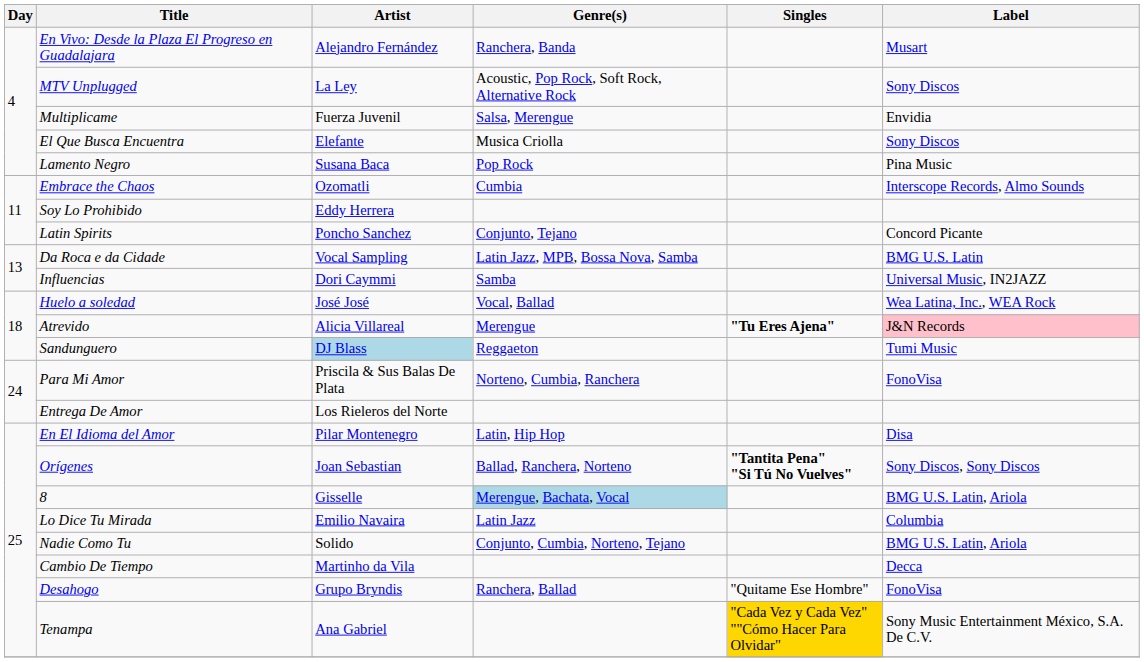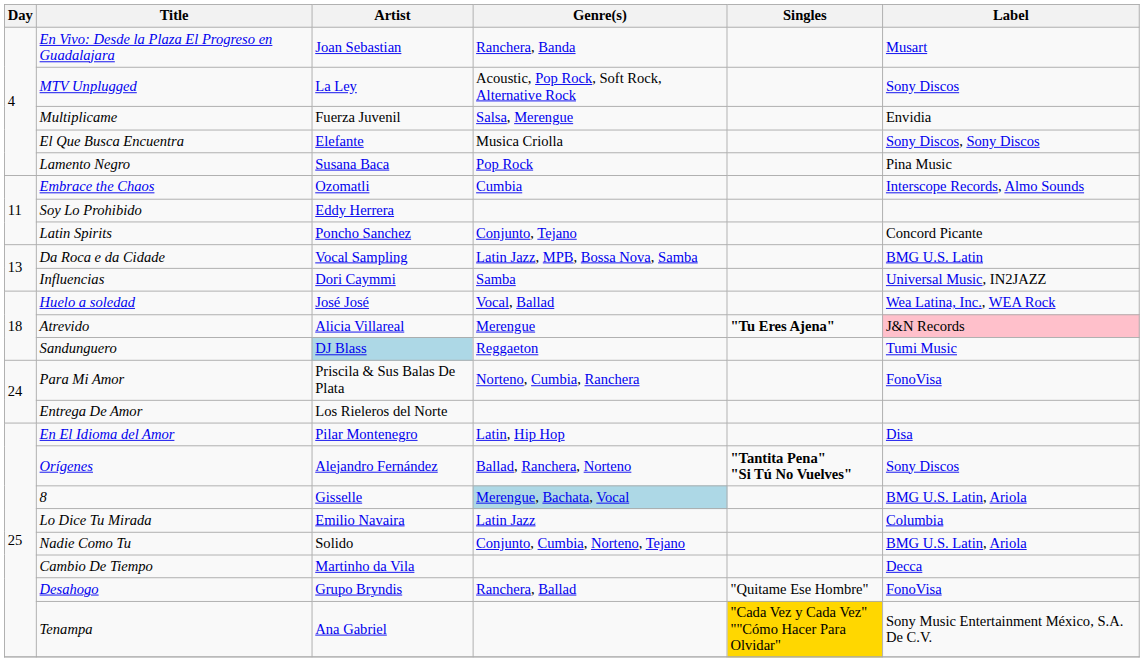(376, 47) Alejandro Fernández -> (358, 47) Joan Sebastian
(923, 141) Sony Discos -> (963, 141) Sony Discos, Sony Discos
(358, 465) Joan Sebastian -> (376, 465) Alejandro Fernández
(963, 465) Sony Discos, Sony Discos -> (923, 465) Sony Discos
